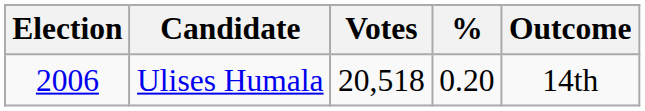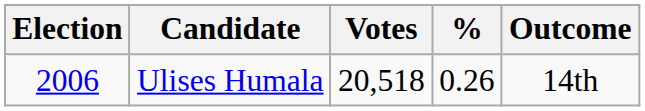(467, 79) 0.20 -> (467, 79) 0.26
